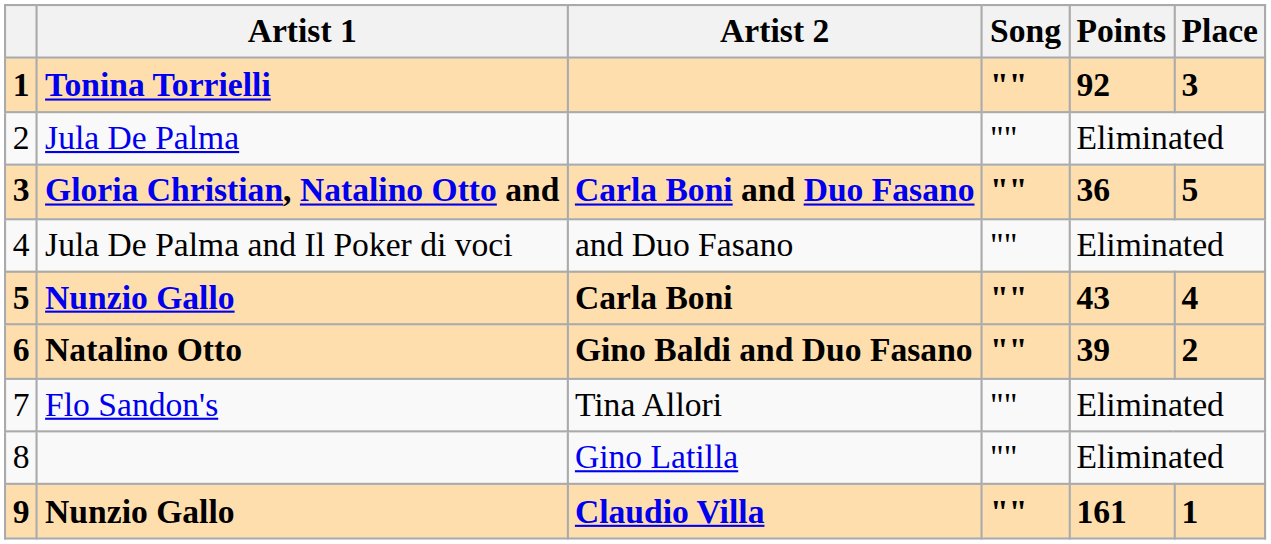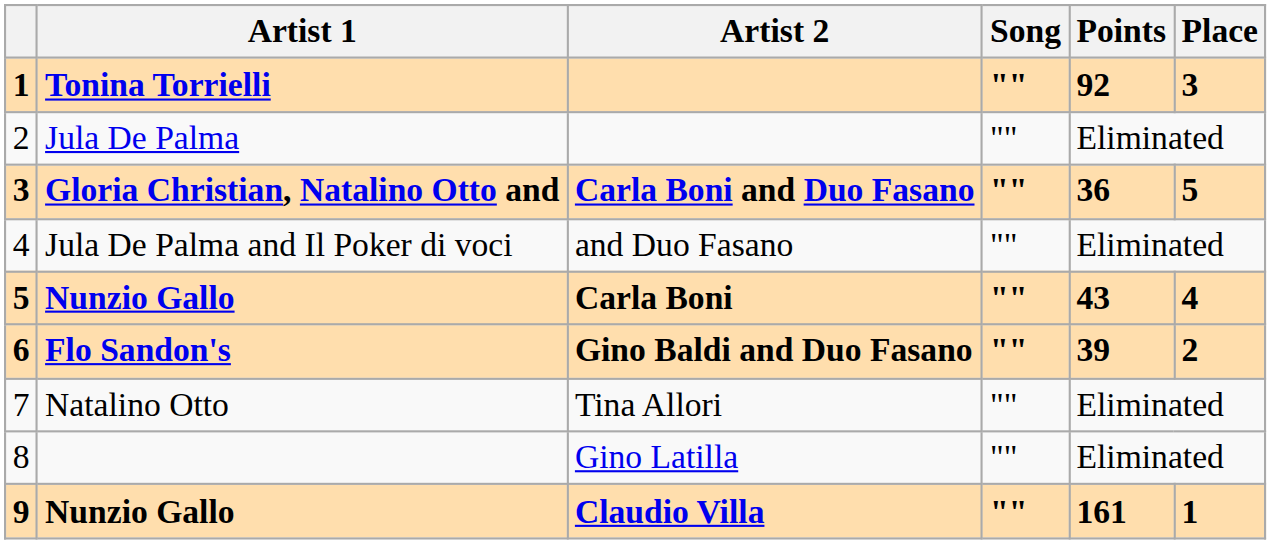(144, 350) Natalino Otto -> (138, 350) Flo Sandon's
(132, 404) Flo Sandon's -> (137, 404) Natalino Otto
